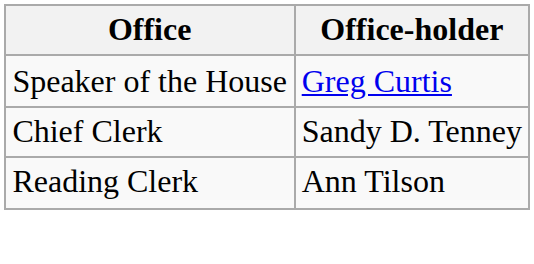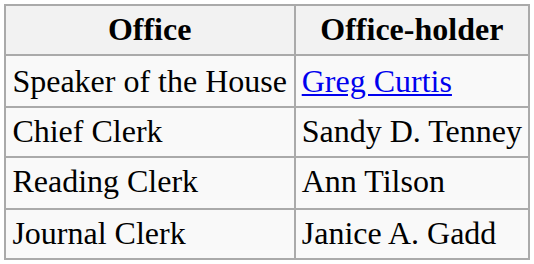+ row: (99, 232)
